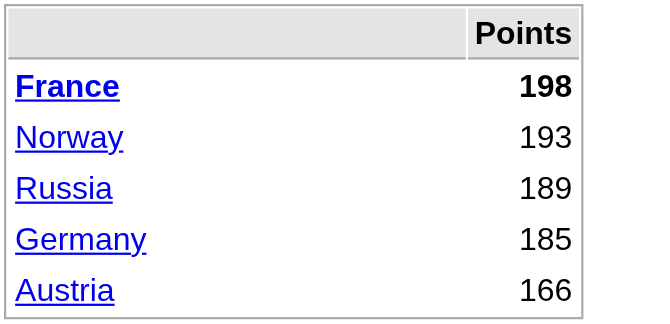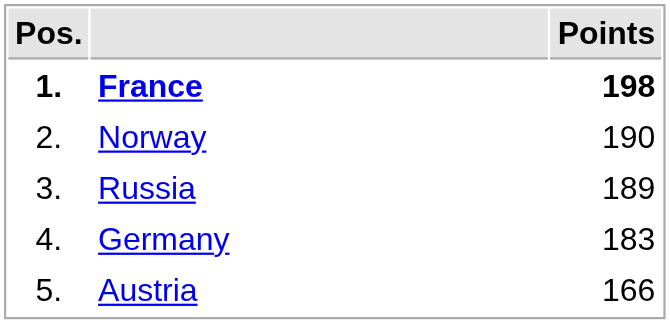+ column: (49, 33)
(546, 137) 193 -> (629, 137) 190
(546, 239) 185 -> (629, 239) 183
